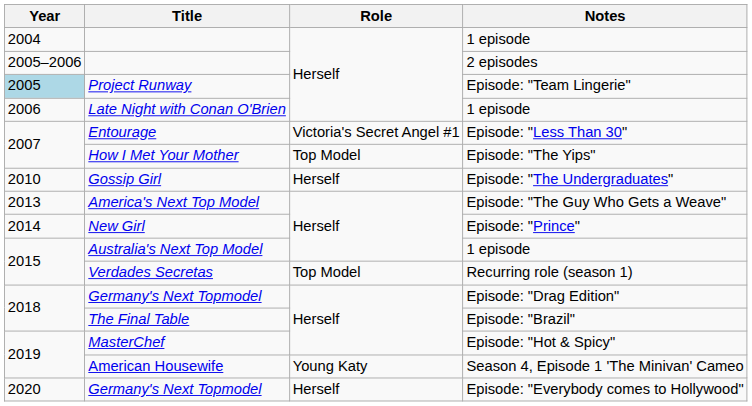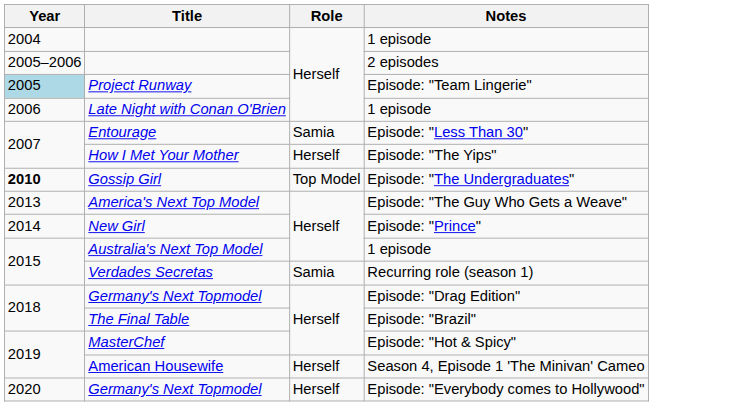(376, 132) Victoria's Secret Angel #1 -> (314, 132) Samia
(327, 156) Top Model -> (316, 156) Herself
(24, 179) normal -> (24, 179) bold
(316, 179) Herself -> (327, 179) Top Model
(327, 272) Top Model -> (314, 272) Samia
(330, 366) Young Katy -> (316, 366) Herself
